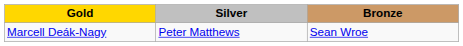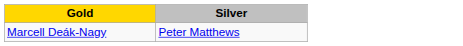- column: (383, 13)
